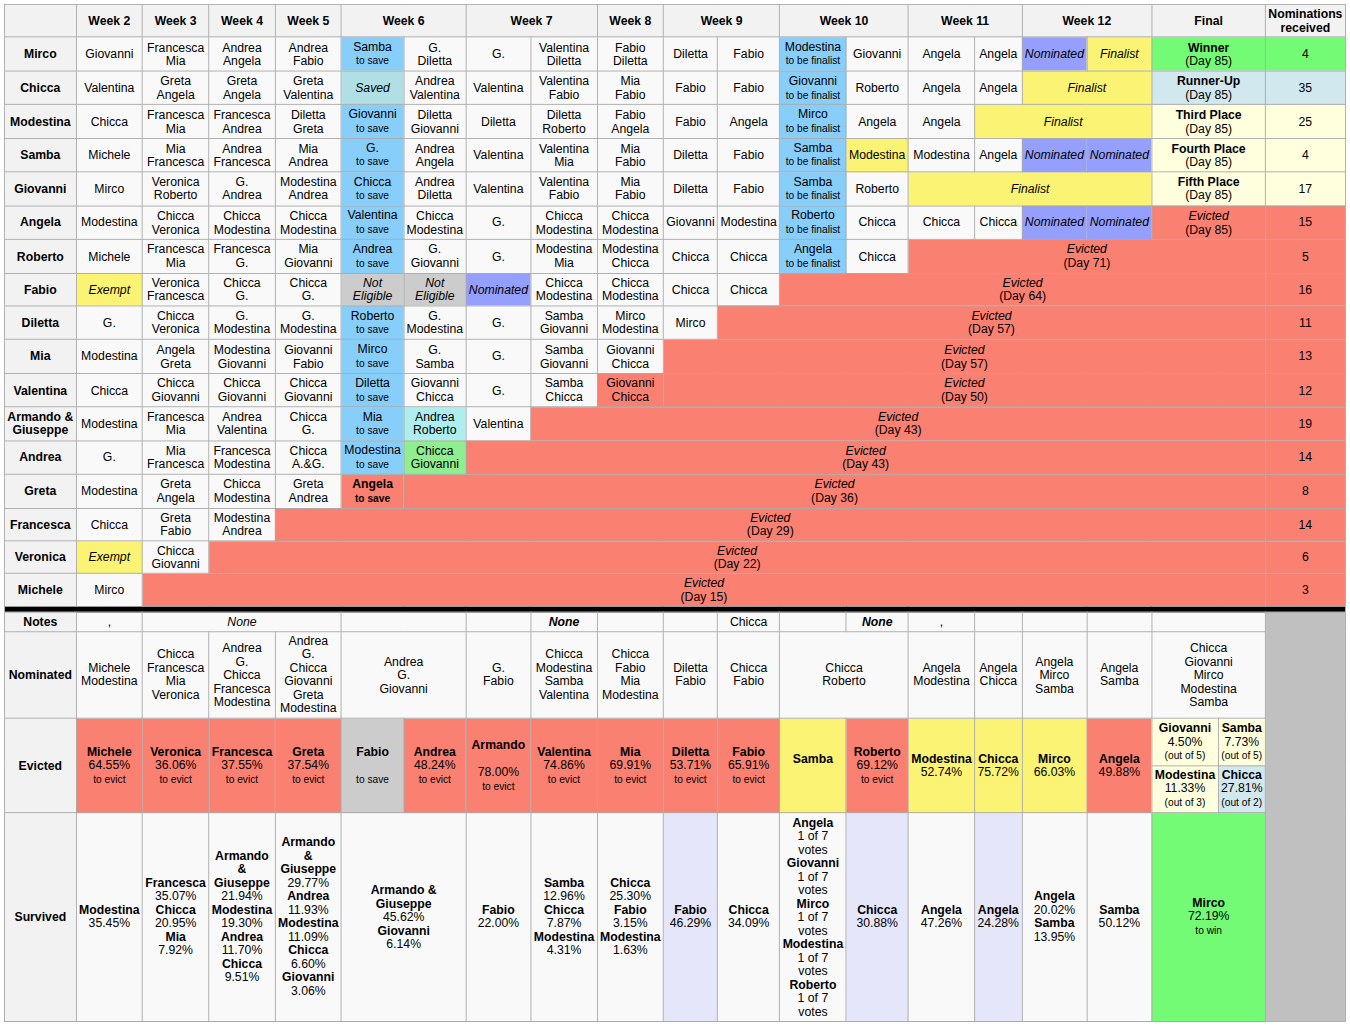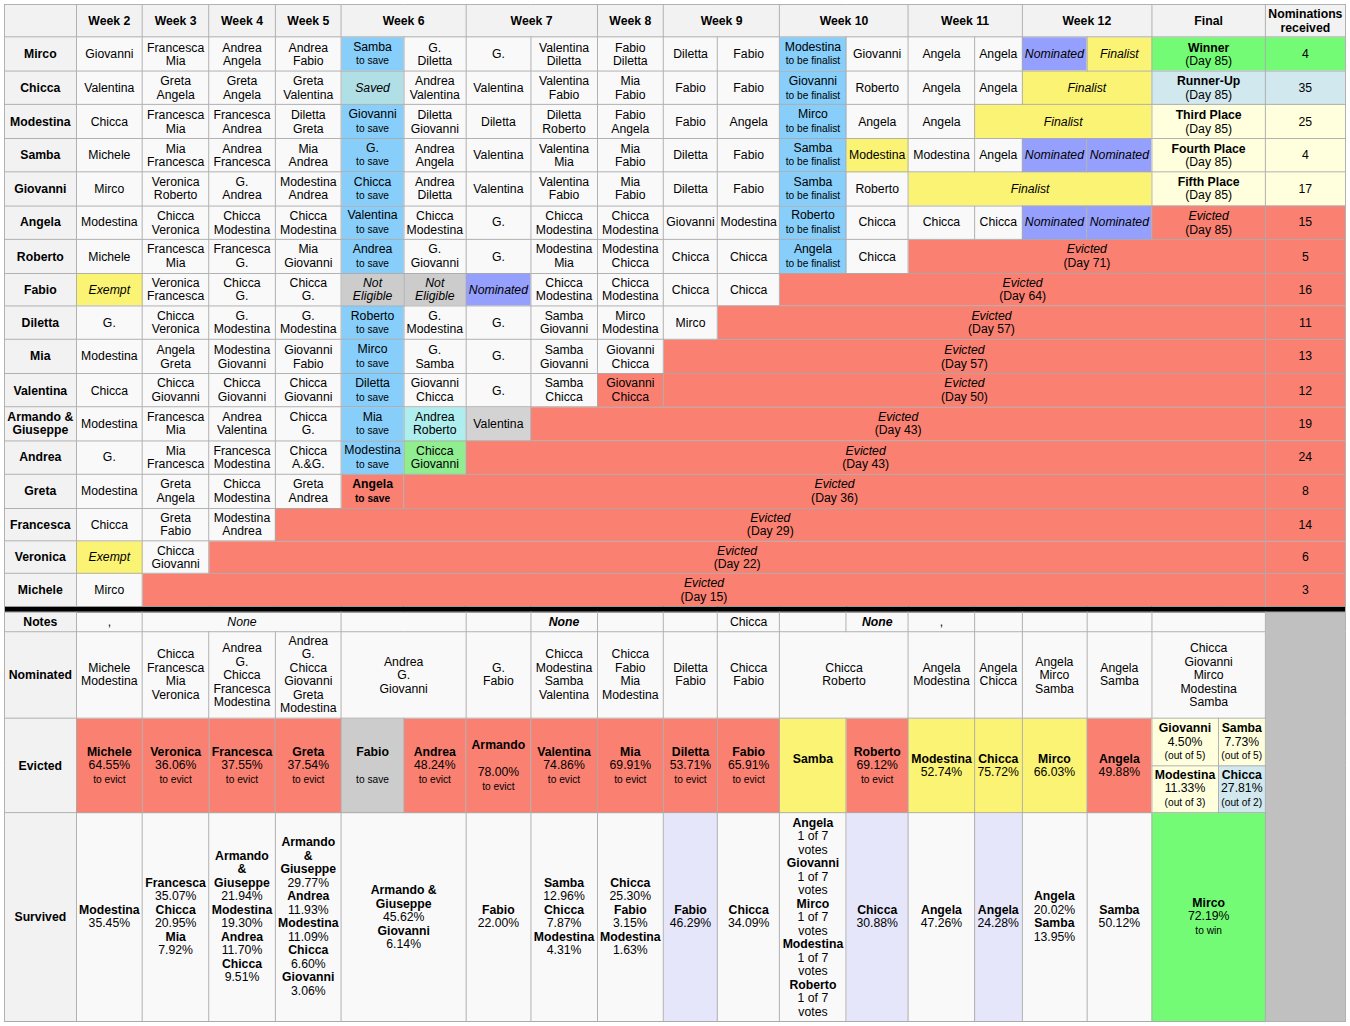(498, 423) no background -> (498, 423) lightgrey background
(1305, 457) 14 -> (1305, 457) 24
